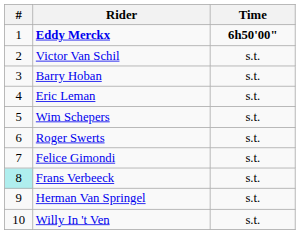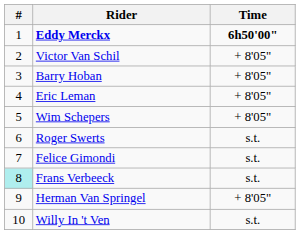(253, 55) s.t. -> (253, 55) + 8'05"
(253, 75) s.t. -> (253, 75) + 8'05"
(253, 96) s.t. -> (253, 96) + 8'05"
(253, 116) s.t. -> (253, 116) + 8'05"
(253, 198) s.t. -> (253, 198) + 8'05"
